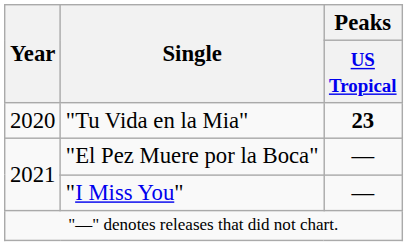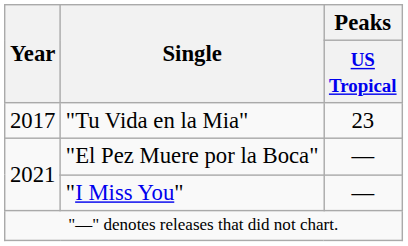(33, 120) 2020 -> (33, 120) 2017
(363, 120) bold -> (363, 120) normal
